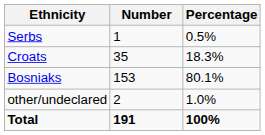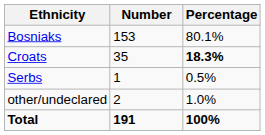rows swapped: (34, 78) <-> (25, 36)
(205, 57) normal -> (205, 57) bold
